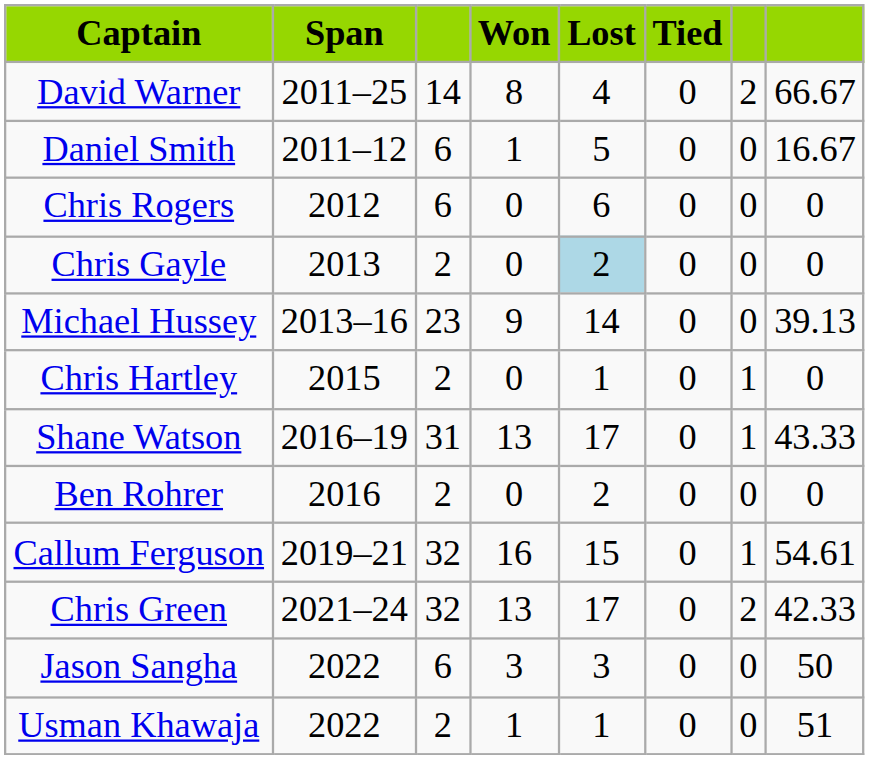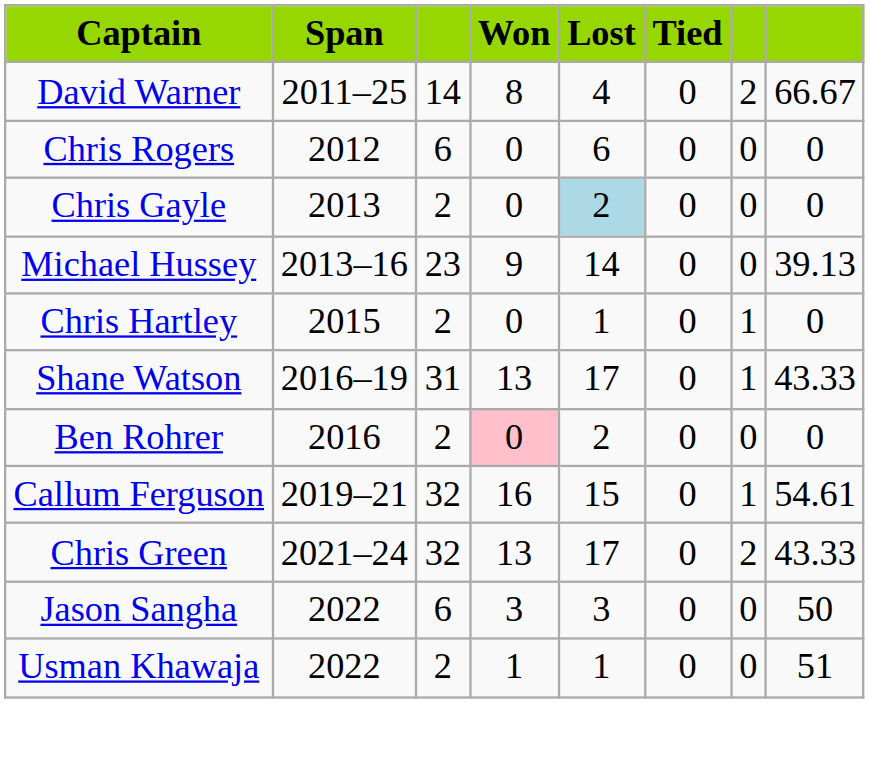- row: (139, 148)
(514, 494) no background -> (514, 436) pink background
(815, 609) 42.33 -> (815, 551) 43.33
